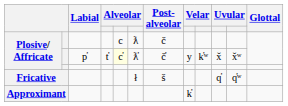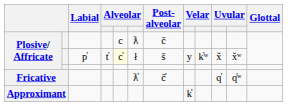(136, 56) ƛ̓ -> (136, 56) ł
(163, 56) č̓ -> (163, 56) š
(136, 77) ł -> (136, 77) ƛ̓
(163, 77) š -> (163, 77) č̓
